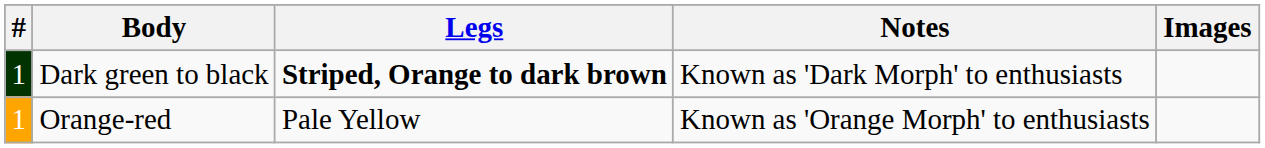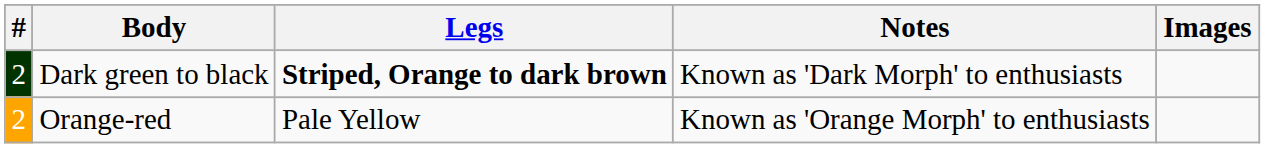(19, 73) 1 -> (19, 73) 2
(19, 119) 1 -> (19, 119) 2
